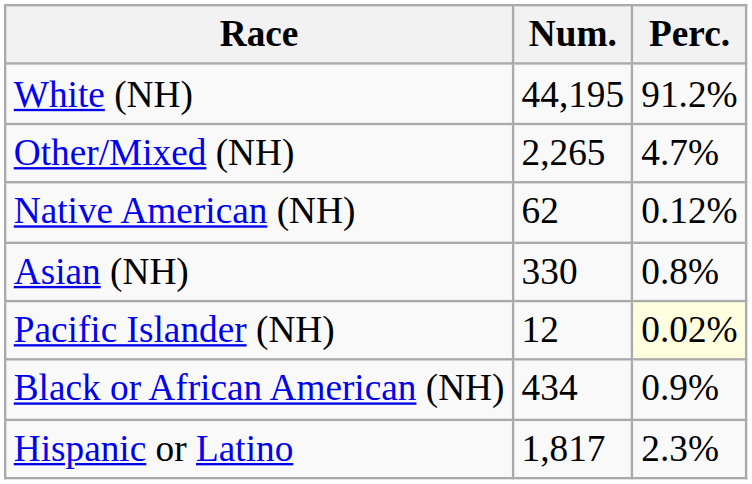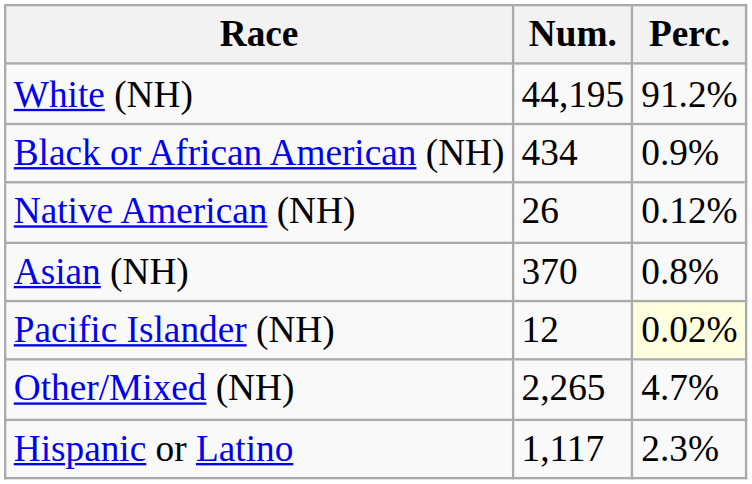rows swapped: (259, 388) <-> (154, 152)
(540, 211) 62 -> (540, 211) 26
(550, 270) 330 -> (550, 270) 370
(564, 447) 1,817 -> (563, 447) 1,117
